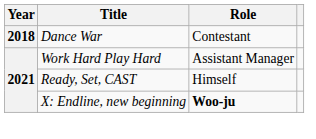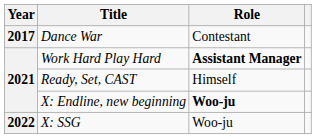(21, 36) 2018 -> (21, 36) 2017
(243, 58) normal -> (247, 58) bold
+ row: (61, 123)
